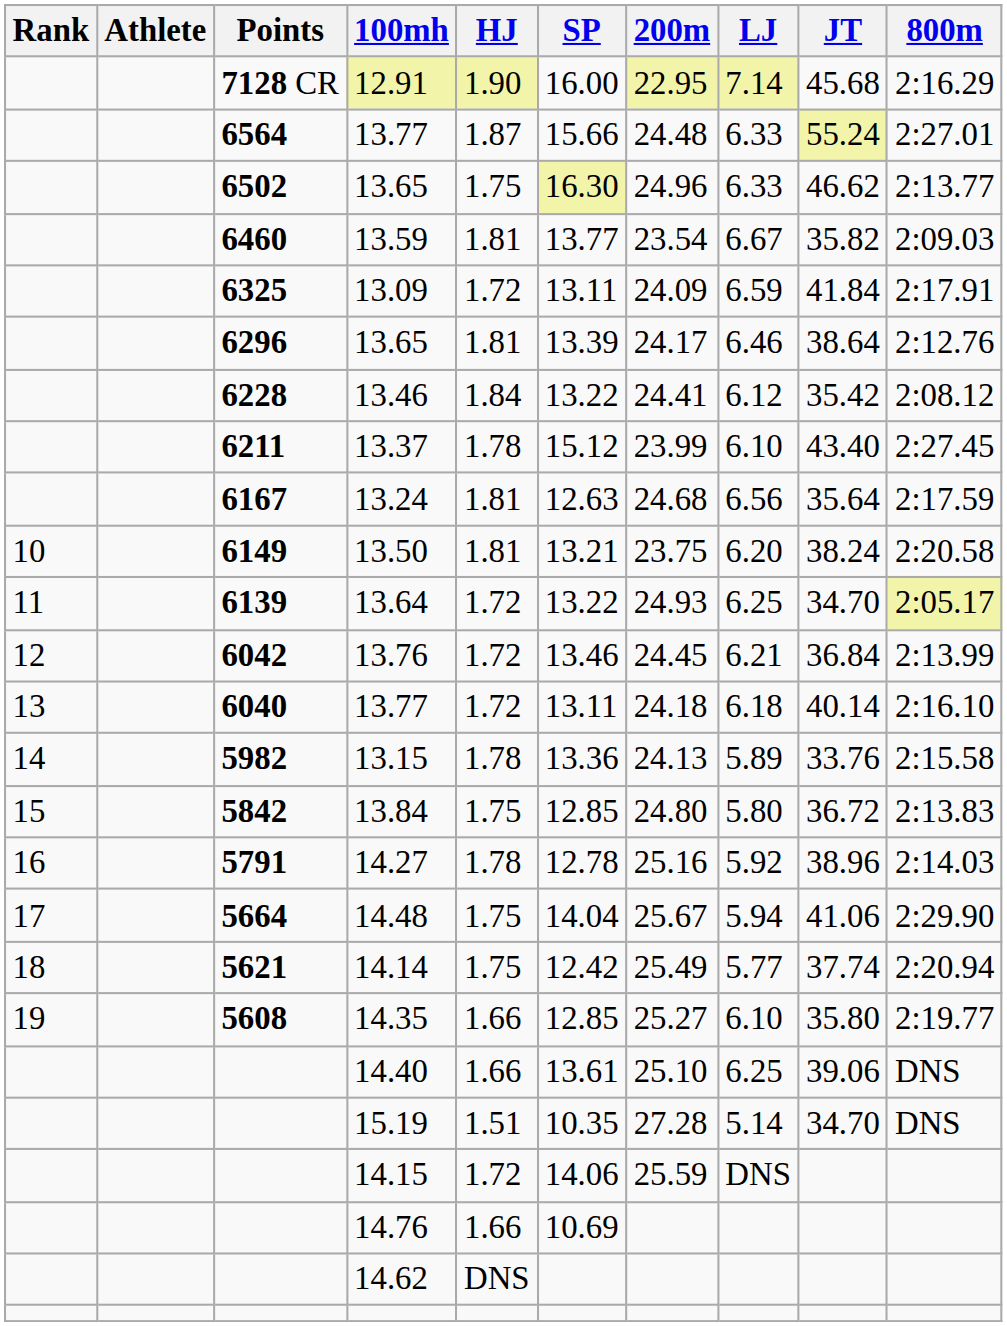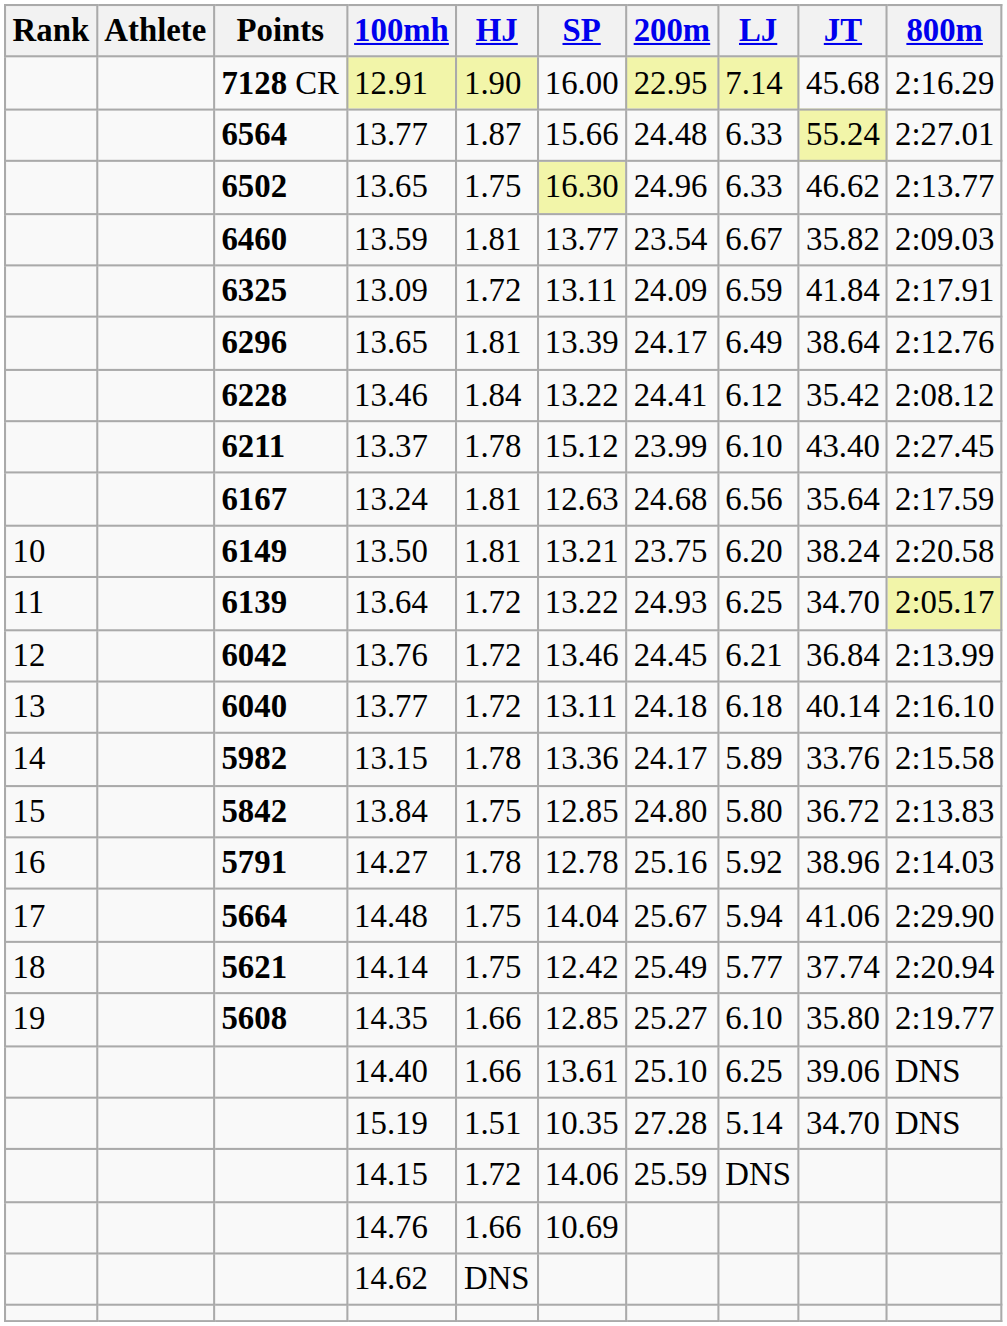(754, 342) 6.46 -> (754, 342) 6.49
(671, 758) 24.13 -> (671, 758) 24.17
